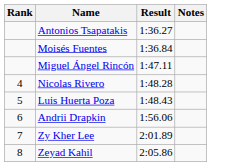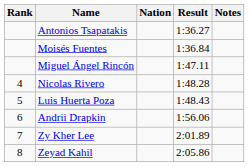+ column: (155, 13)
